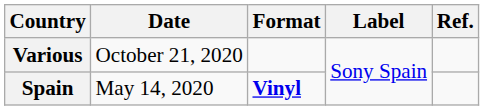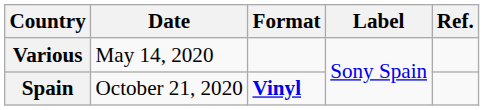(169, 54) October 21, 2020 -> (154, 54) May 14, 2020
(154, 88) May 14, 2020 -> (169, 88) October 21, 2020
